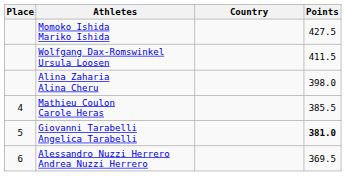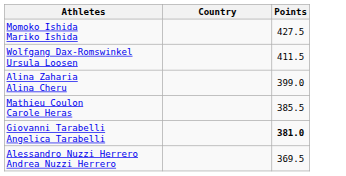- column: (20, 12)
(322, 83) 398.0 -> (291, 83) 399.0
